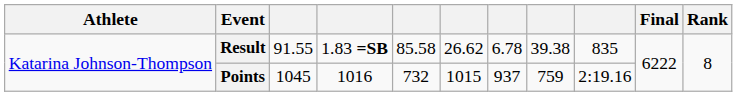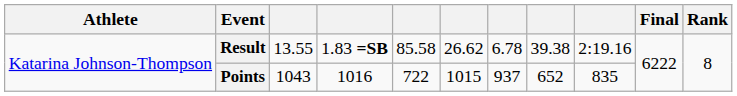(293, 48) 91.55 -> (293, 48) 13.55
(605, 48) 835 -> (605, 48) 2:19.16
(293, 77) 1045 -> (293, 77) 1043
(416, 77) 732 -> (416, 77) 722
(550, 77) 759 -> (550, 77) 652
(605, 77) 2:19.16 -> (605, 77) 835
